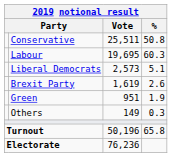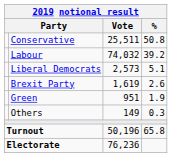(123, 55) 19,695 -> (123, 55) 74,032
(154, 55) 60.3 -> (154, 55) 39.2
